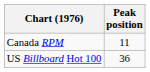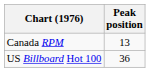(125, 42) 11 -> (125, 42) 13
